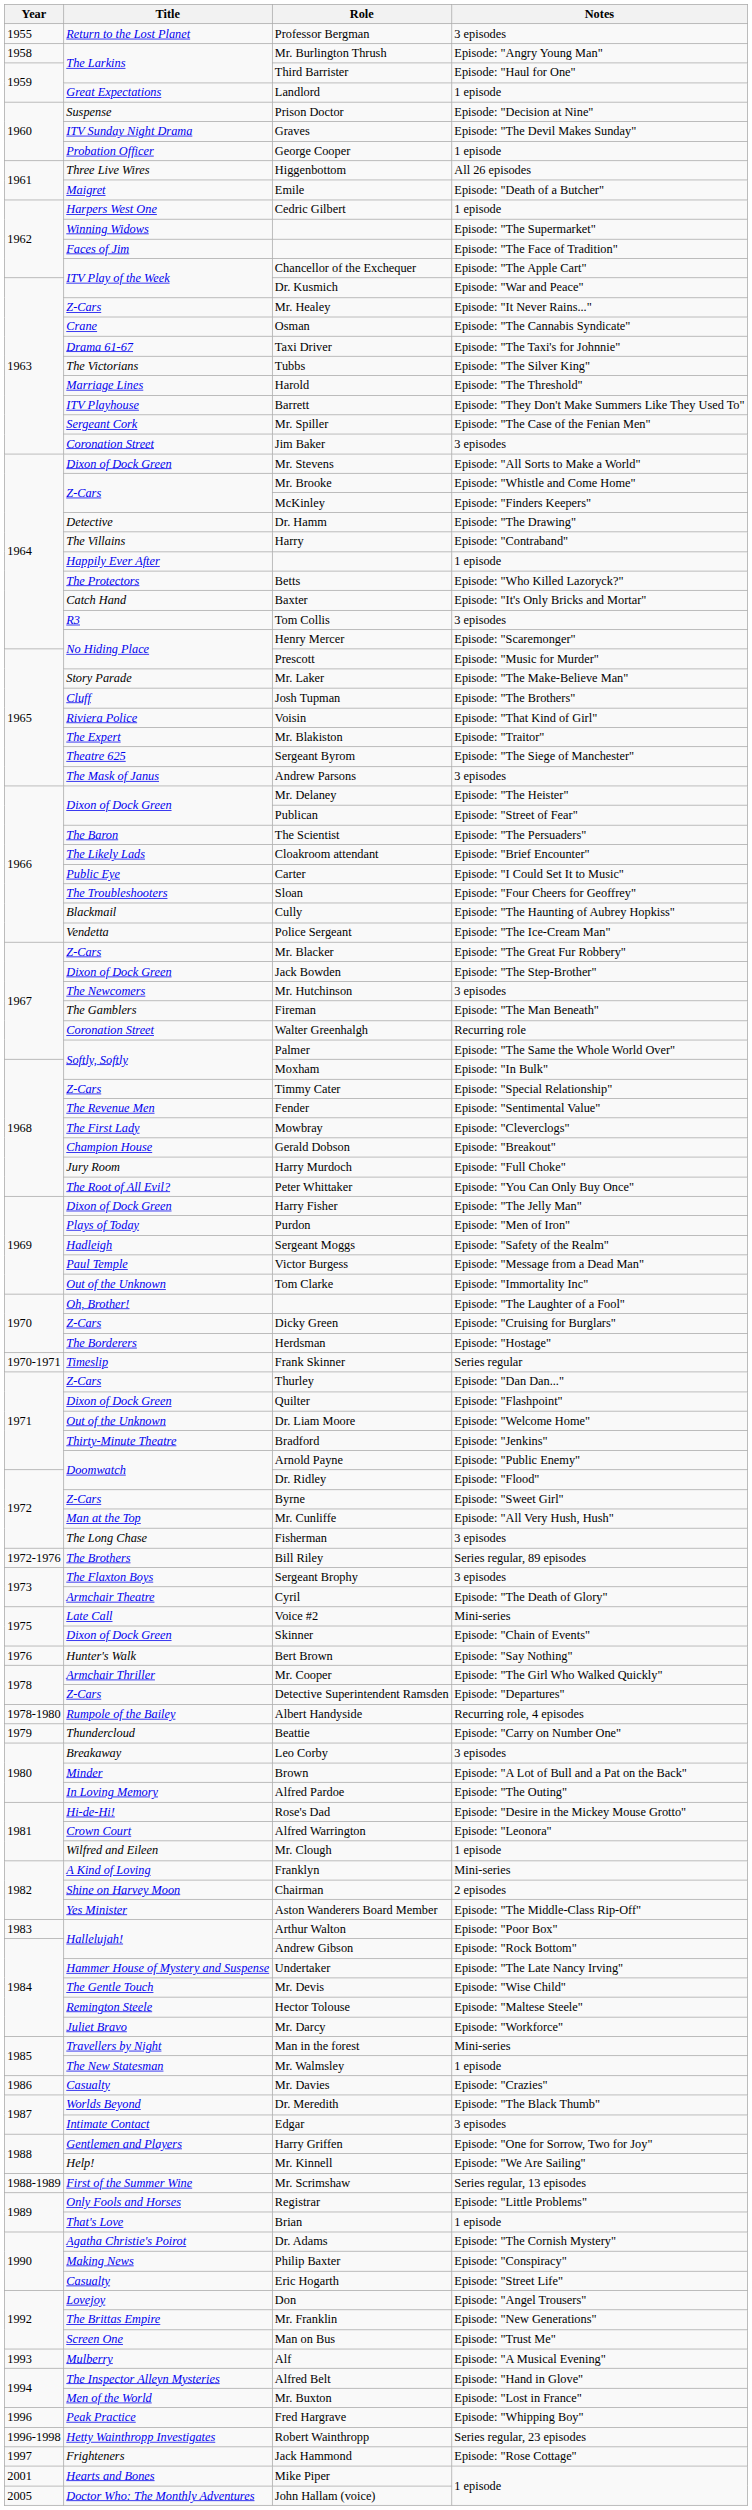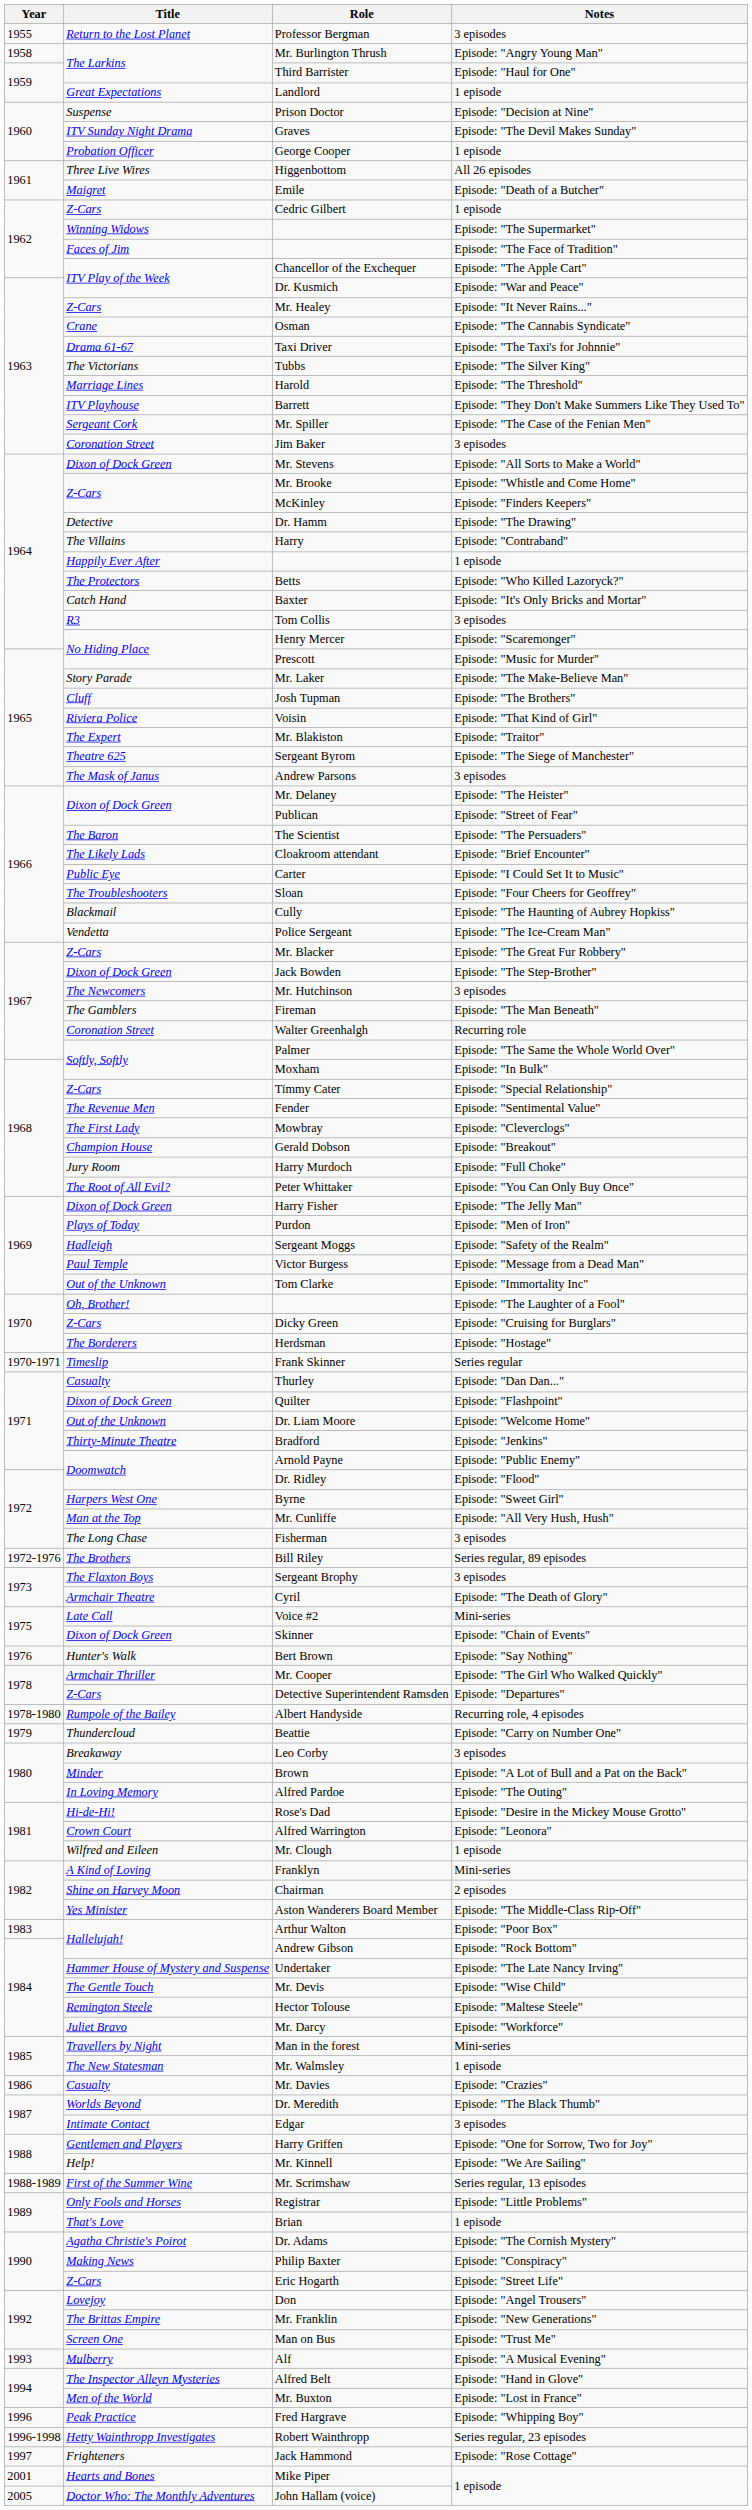(112, 209) Harpers West One -> (84, 209) Z-Cars
(84, 1381) Z-Cars -> (88, 1381) Casualty
(84, 1499) Z-Cars -> (112, 1499) Harpers West One
(88, 2280) Casualty -> (84, 2280) Z-Cars
